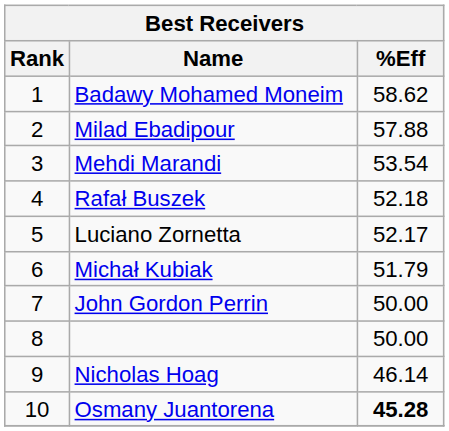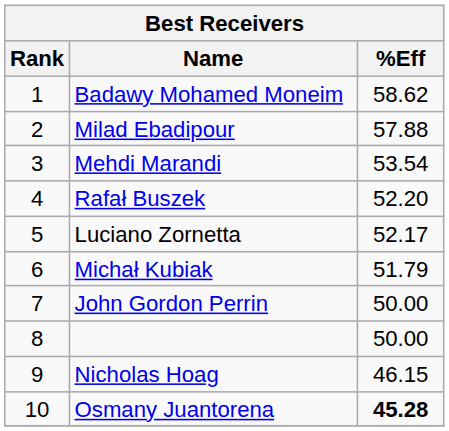(401, 199) 52.18 -> (401, 199) 52.20
(401, 374) 46.14 -> (401, 374) 46.15
